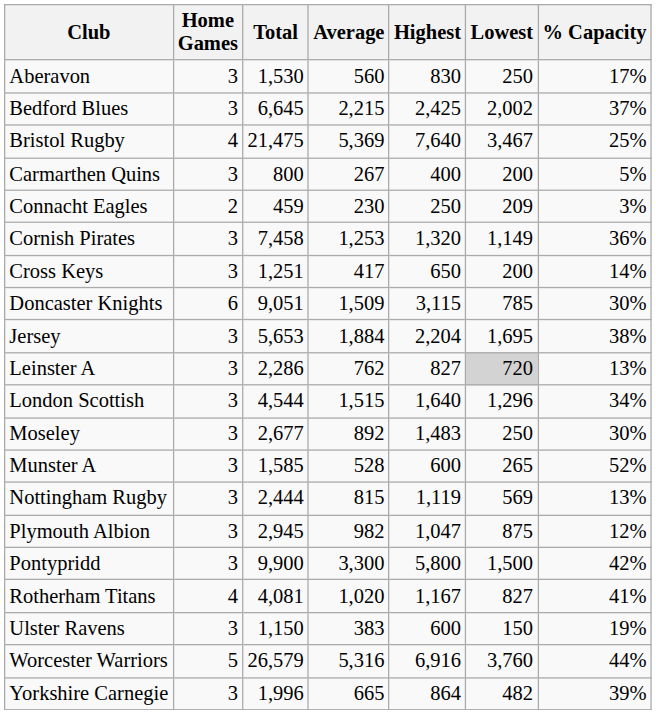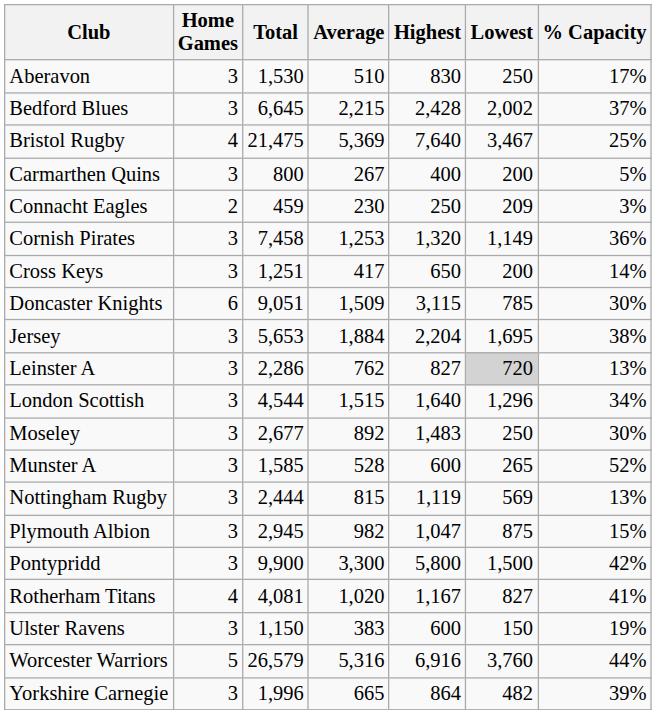(369, 76) 560 -> (369, 76) 510
(438, 108) 2,425 -> (438, 108) 2,428
(628, 530) 12% -> (628, 530) 15%
